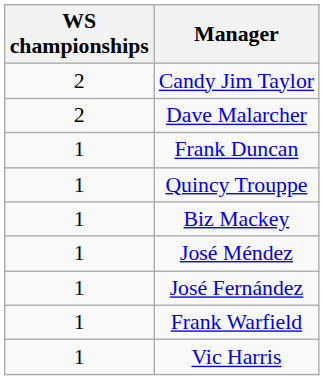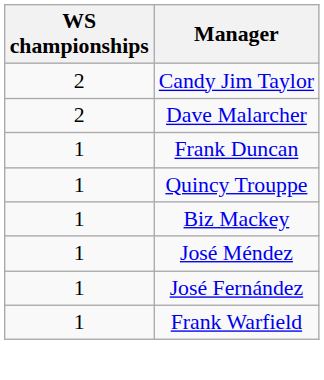- row: (236, 356)
